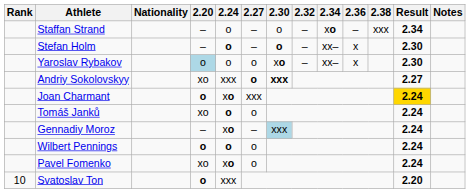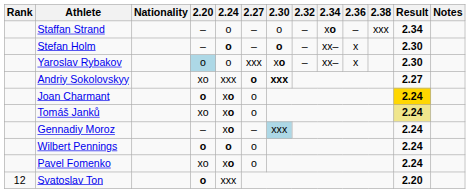(254, 63) o -> (254, 63) xxx
(254, 96) xxx -> (254, 96) o
(228, 113) o -> (228, 113) xo
(412, 113) no background -> (412, 113) khaki background
(20, 180) 10 -> (20, 180) 12
